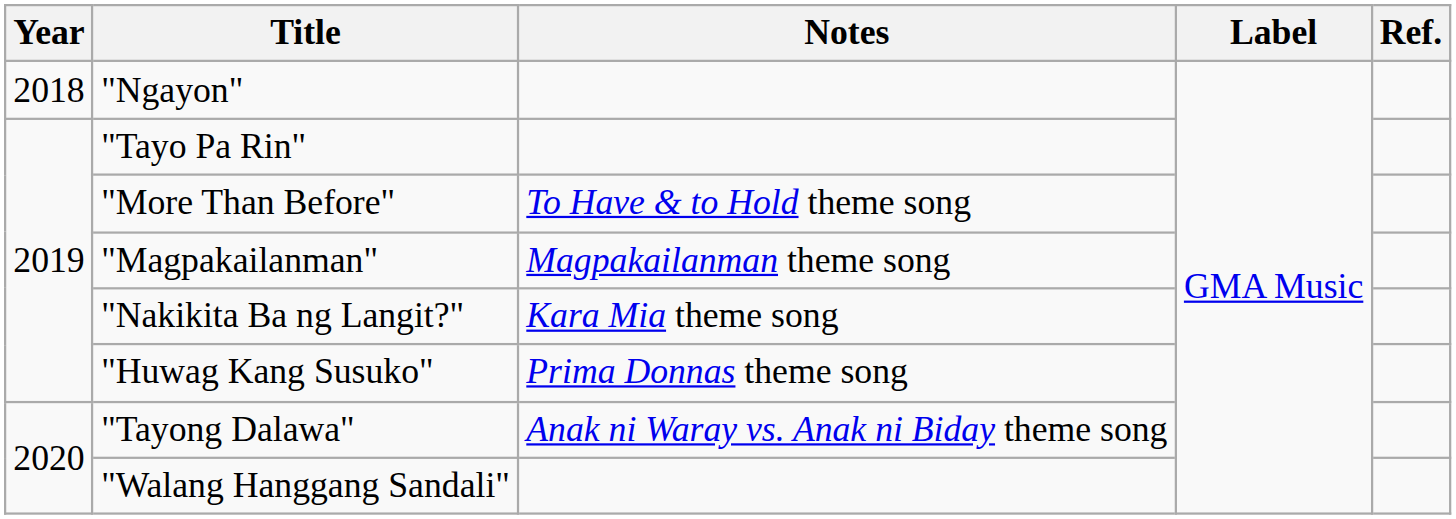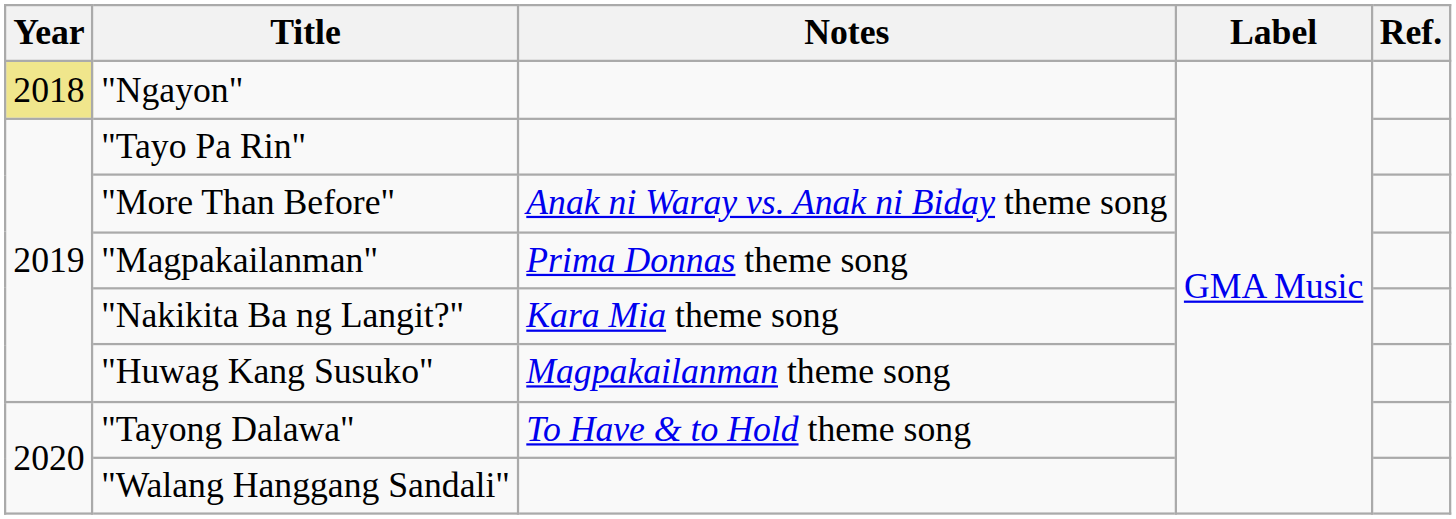(49, 89) no background -> (49, 89) khaki background
(749, 202) To Have & to Hold theme song -> (847, 202) Anak ni Waray vs. Anak ni Biday theme song
(738, 259) Magpakailanman theme song -> (717, 259) Prima Donnas theme song
(717, 372) Prima Donnas theme song -> (738, 372) Magpakailanman theme song
(847, 428) Anak ni Waray vs. Anak ni Biday theme song -> (749, 428) To Have & to Hold theme song
